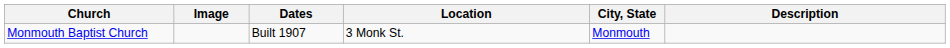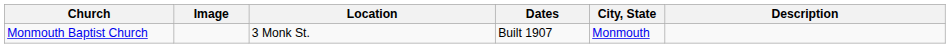columns swapped: (296, 14) <-> (466, 14)
